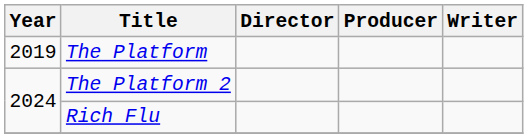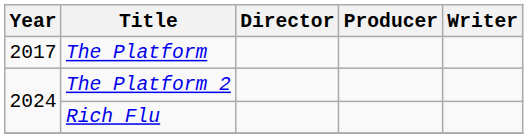(33, 53) 2019 -> (33, 53) 2017
